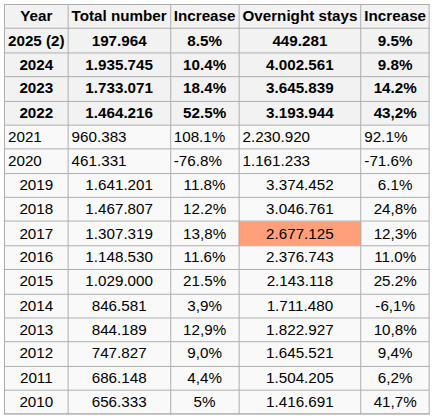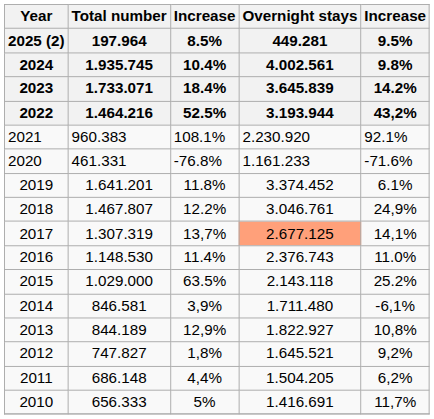(395, 209) 24,8% -> (395, 209) 24,9%
(205, 233) 13,8% -> (205, 233) 13,7%
(395, 233) 12,3% -> (395, 233) 14,1%
(205, 257) 11.6% -> (205, 257) 11.4%
(205, 281) 21.5% -> (205, 281) 63.5%
(205, 354) 9,0% -> (205, 354) 1,8%
(395, 354) 9,4% -> (395, 354) 9,2%
(395, 402) 41,7% -> (395, 402) 11,7%
